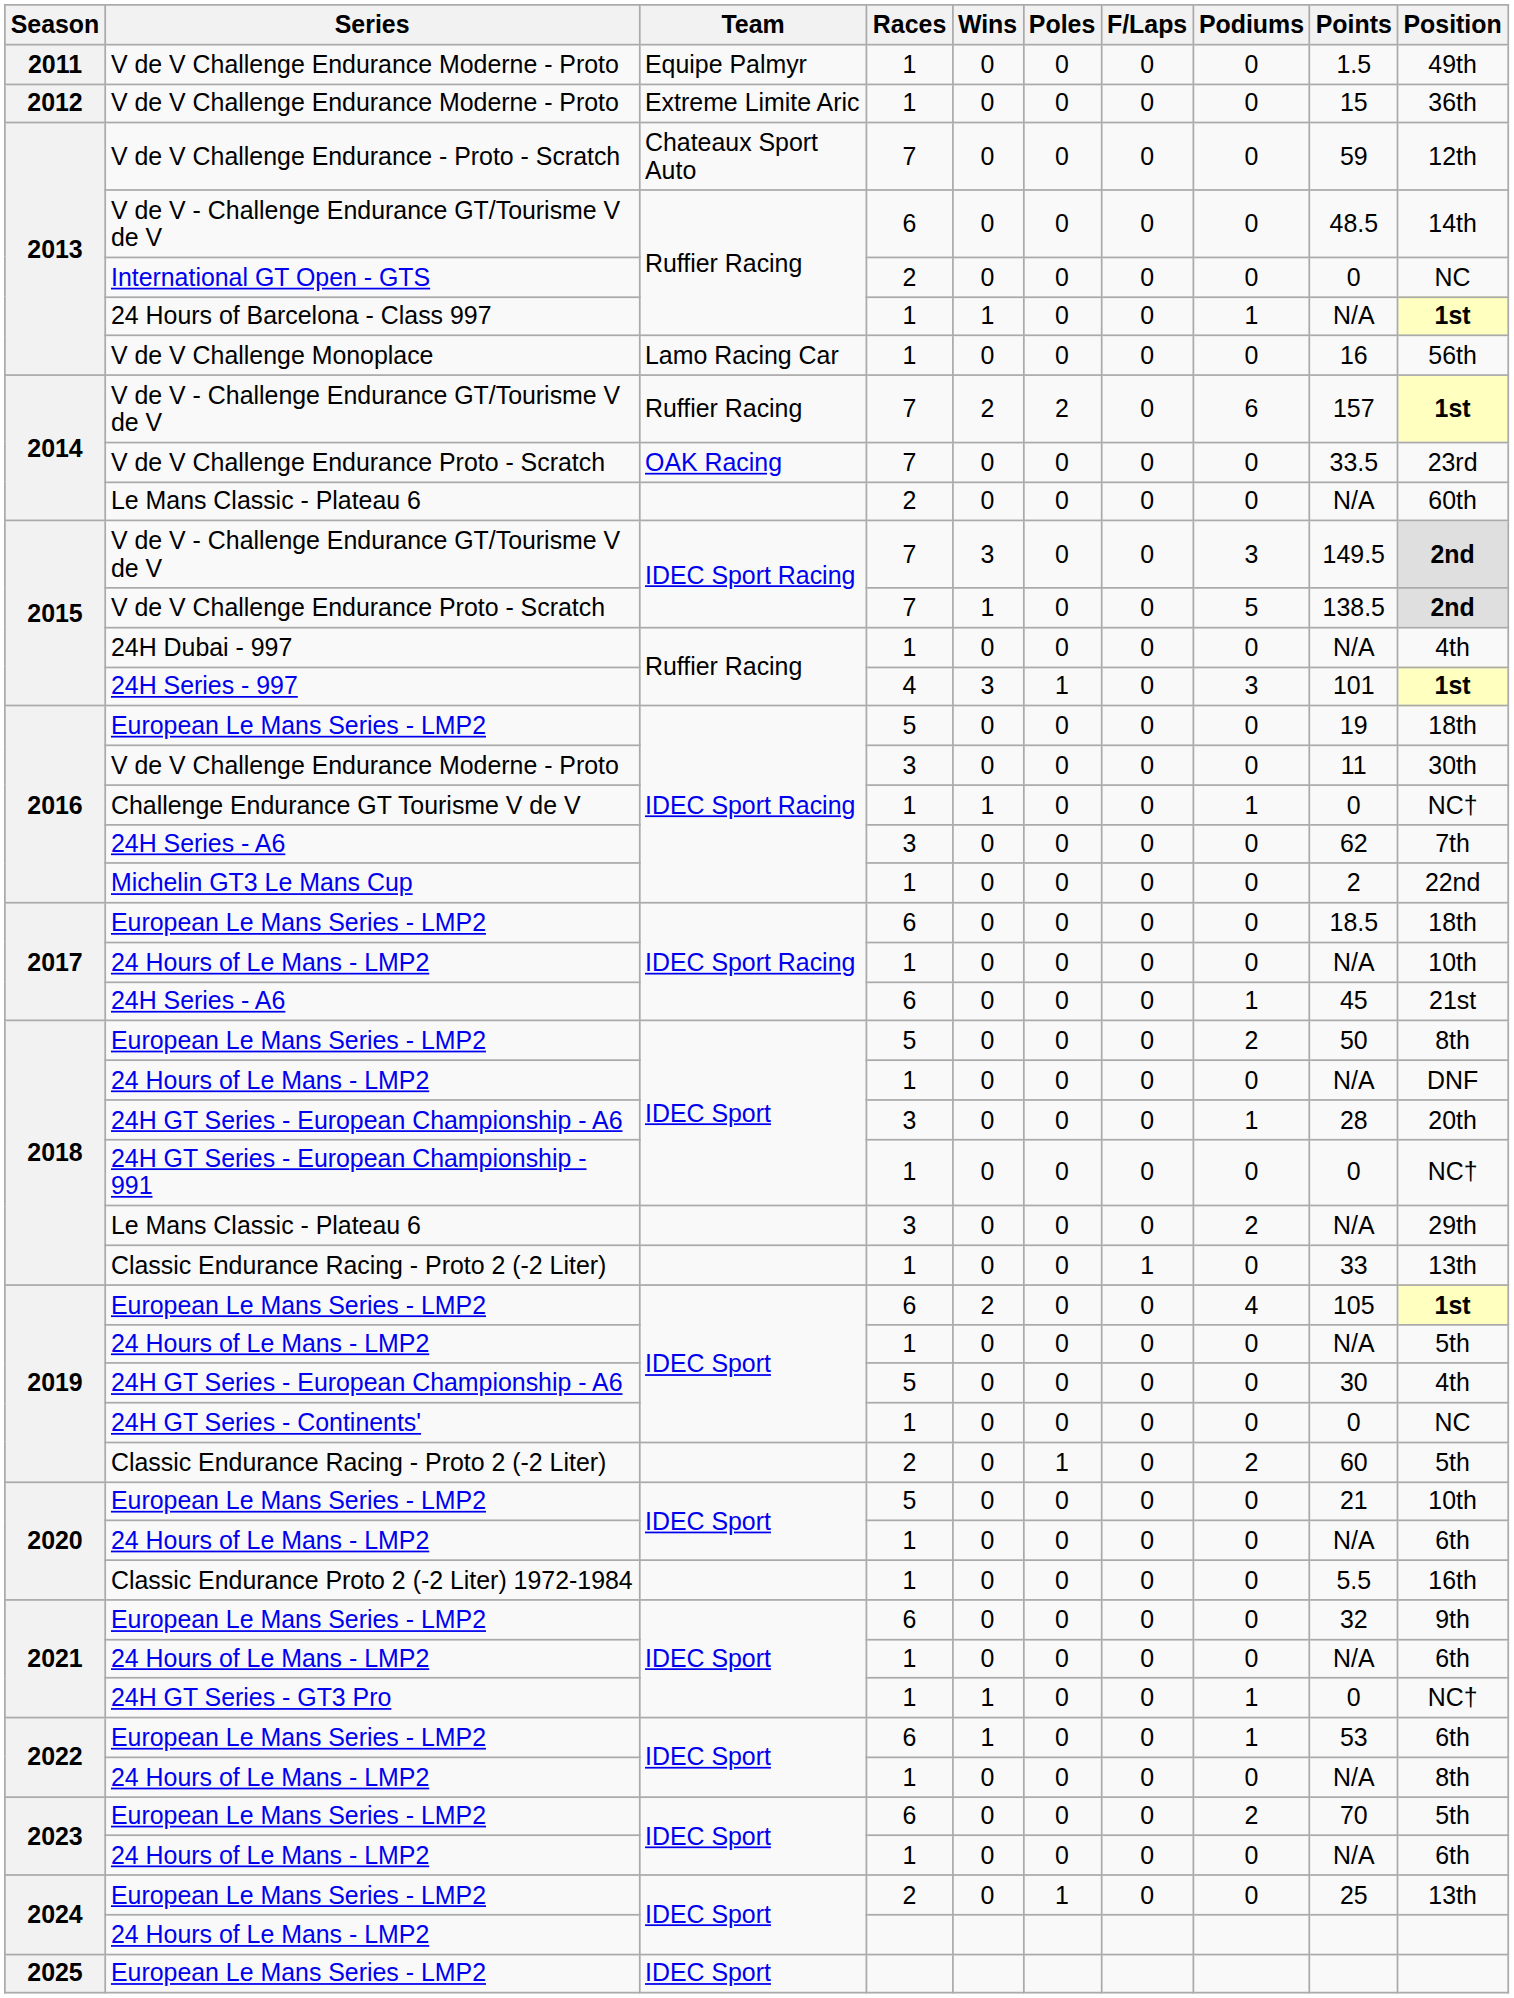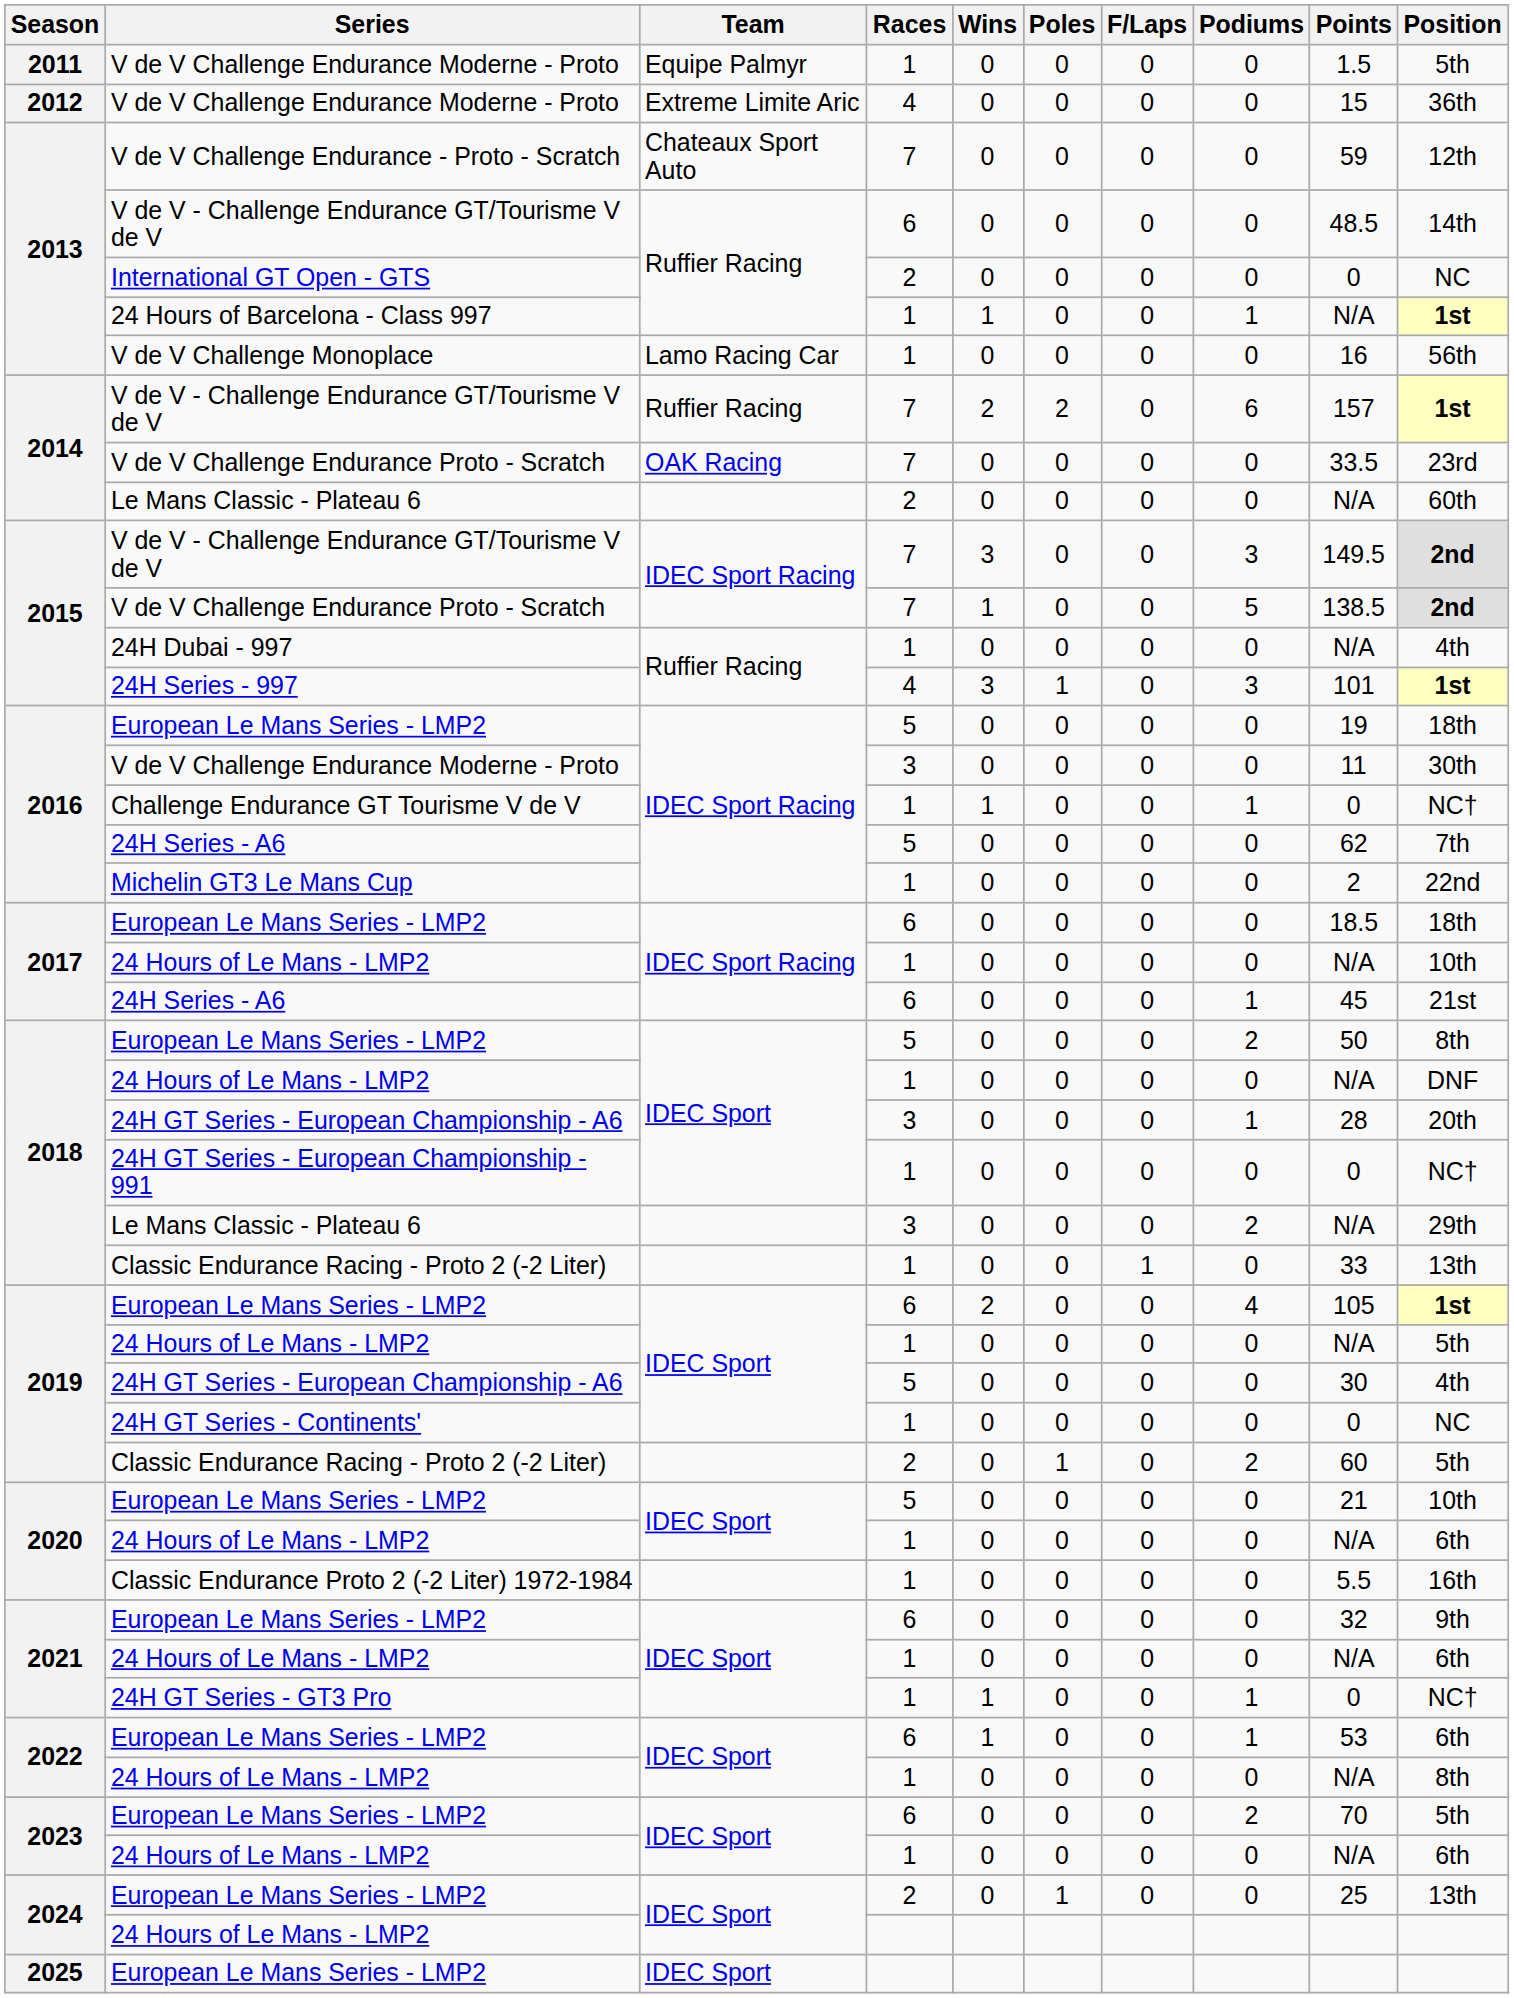(1453, 64) 49th -> (1453, 64) 5th
(910, 104) 1 -> (910, 104) 4
(910, 844) 3 -> (910, 844) 5
